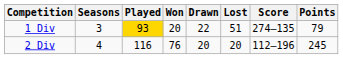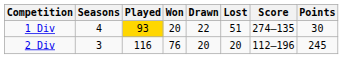(99, 29) 3 -> (99, 29) 4
(317, 29) 79 -> (317, 29) 30
(99, 45) 4 -> (99, 45) 3
